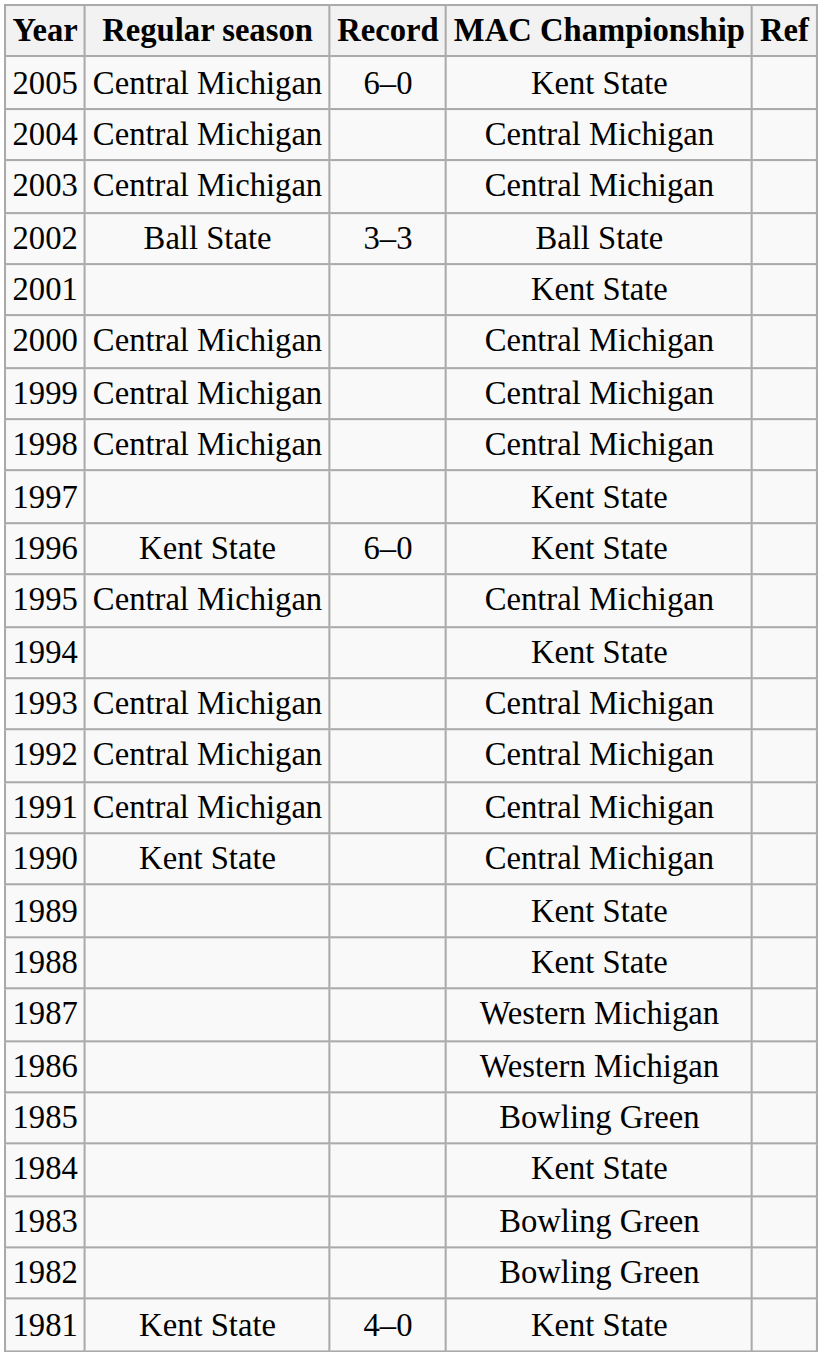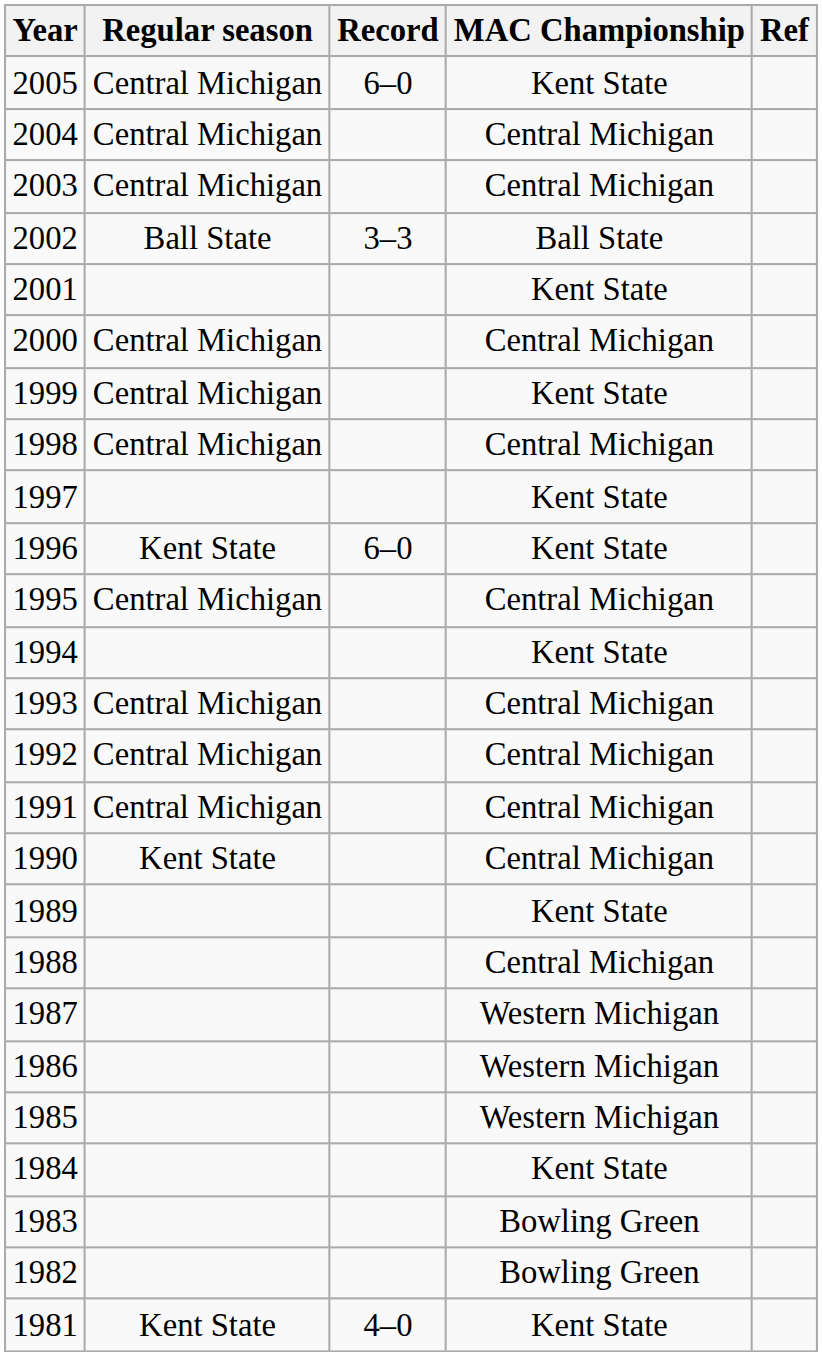(599, 392) Central Michigan -> (599, 392) Kent State
(599, 962) Kent State -> (599, 962) Central Michigan
(599, 1117) Bowling Green -> (599, 1117) Western Michigan
